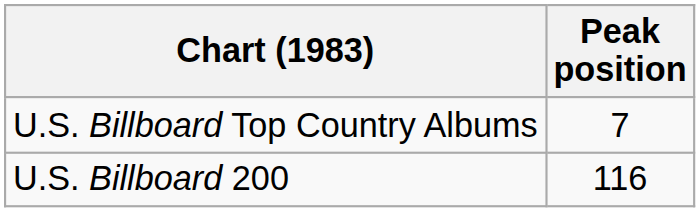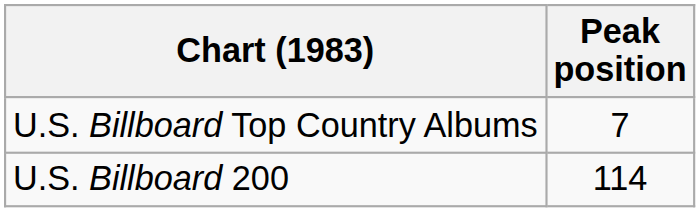(620, 178) 116 -> (620, 178) 114
